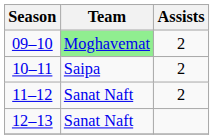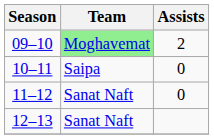(181, 69) 2 -> (181, 69) 0
(181, 95) 2 -> (181, 95) 0
